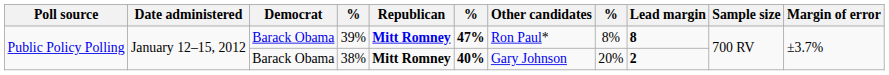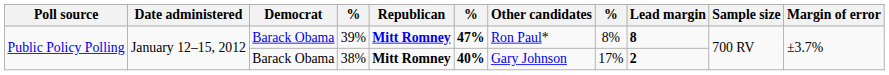(611, 59) 20% -> (611, 59) 17%
